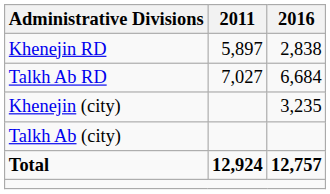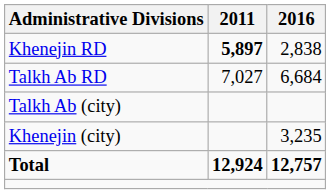(242, 48) normal -> (242, 48) bold
rows swapped: (65, 106) <-> (65, 135)
